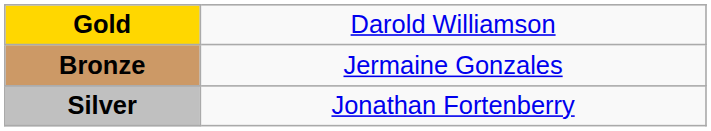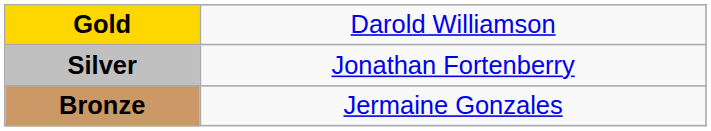rows swapped: (102, 105) <-> (102, 65)
